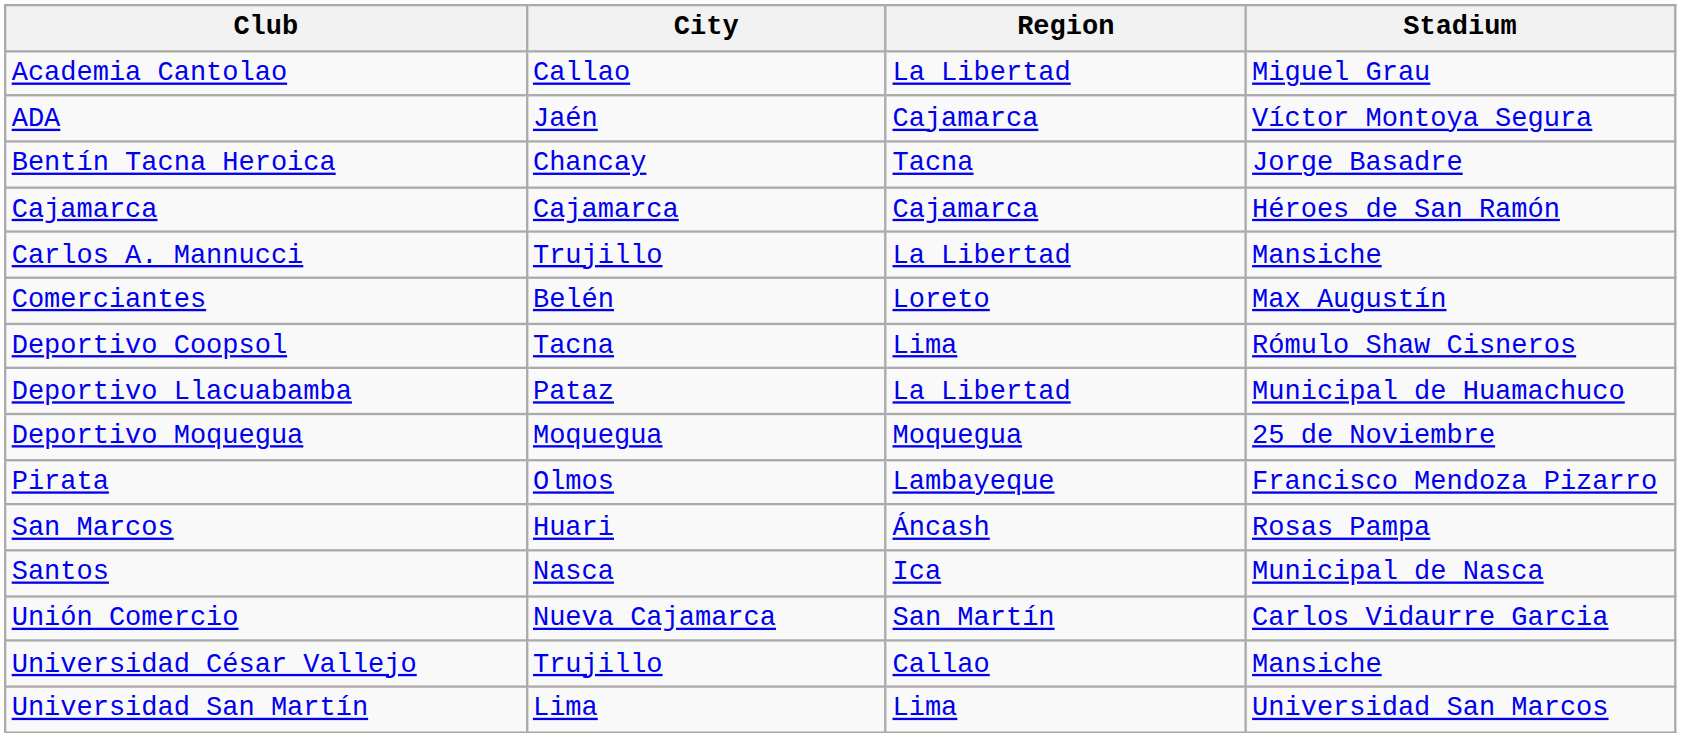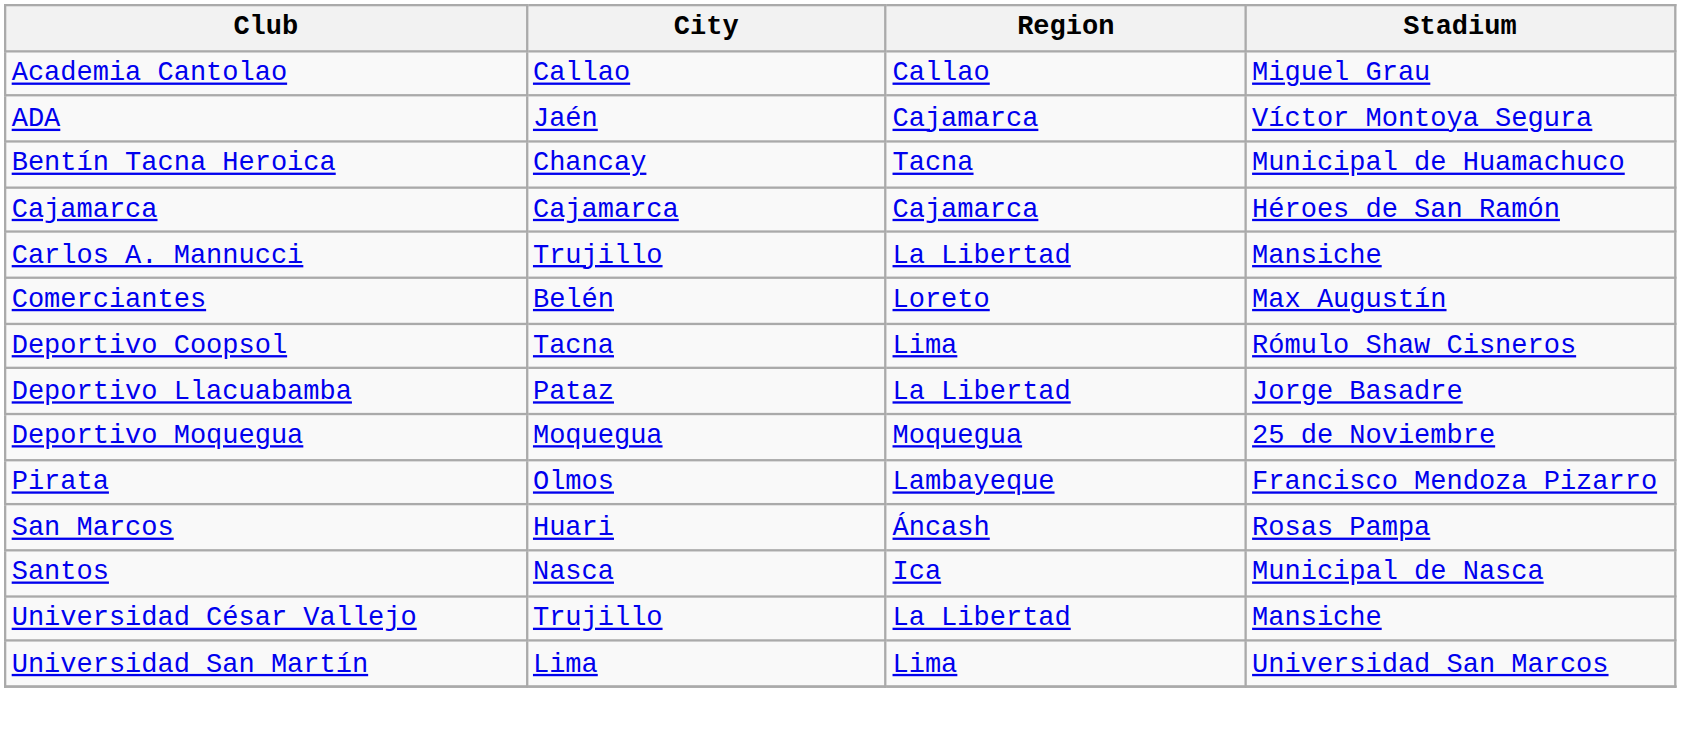(982, 73) La Libertad -> (941, 73) Callao
(1357, 164) Jorge Basadre -> (1438, 164) Municipal de Huamachuco
(1438, 391) Municipal de Huamachuco -> (1357, 391) Jorge Basadre
- row: (125, 618)
(941, 663) Callao -> (982, 618) La Libertad
